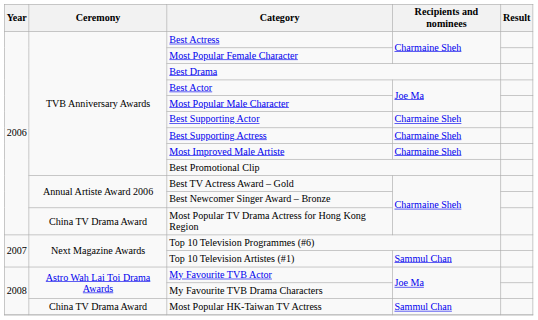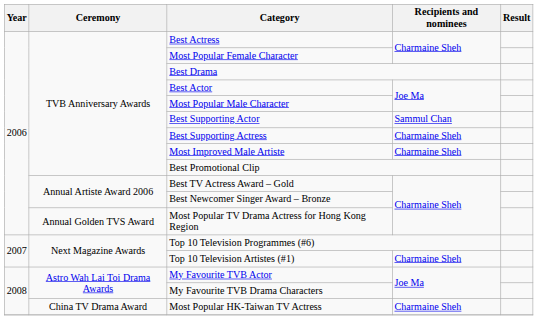(428, 119) Charmaine Sheh -> (423, 119) Sammul Chan
(98, 221) China TV Drama Award -> (98, 221) Annual Golden TVS Award
(423, 258) Sammul Chan -> (428, 258) Charmaine Sheh
(423, 306) Sammul Chan -> (428, 306) Charmaine Sheh
